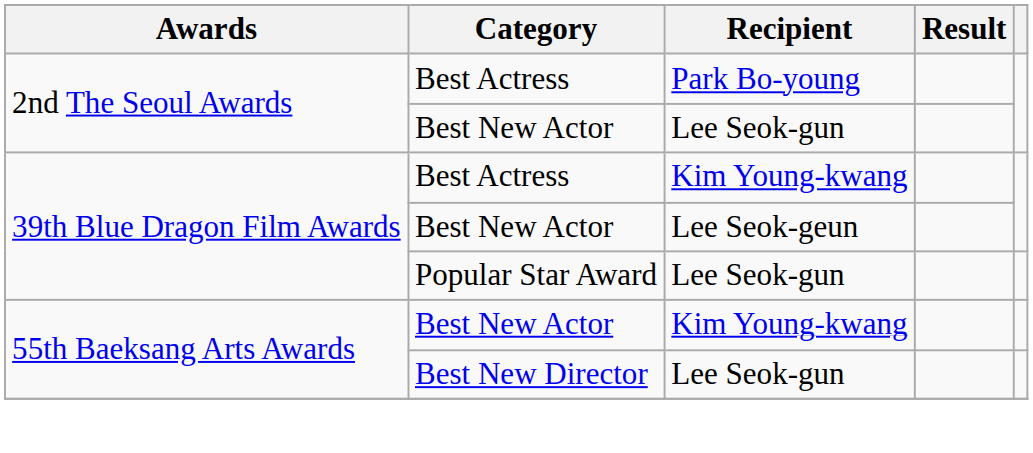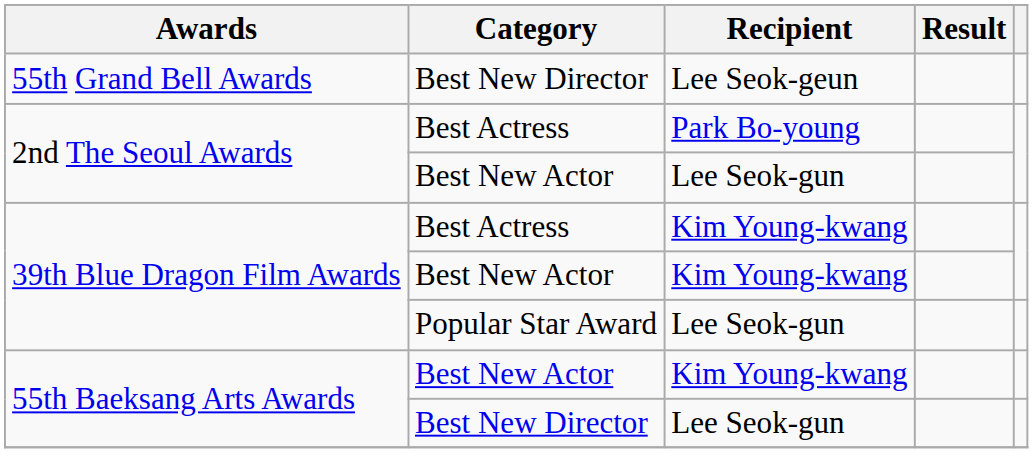+ row: (162, 78)
(765, 226) Lee Seok-geun -> (789, 275) Kim Young-kwang
